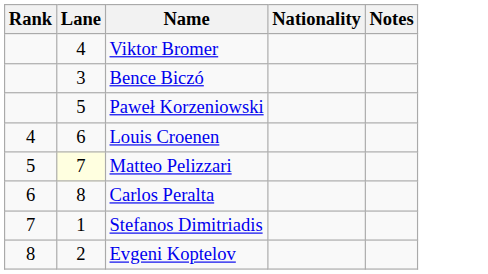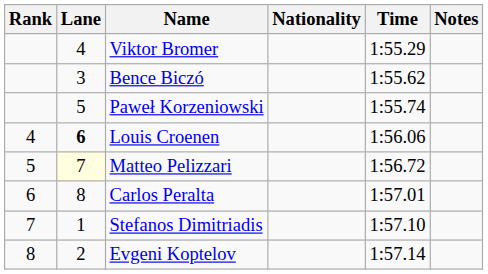+ column: (398, 19)
(81, 136) normal -> (81, 136) bold
